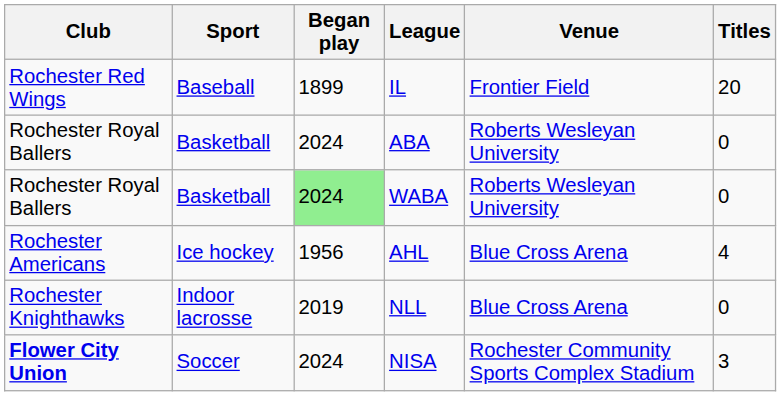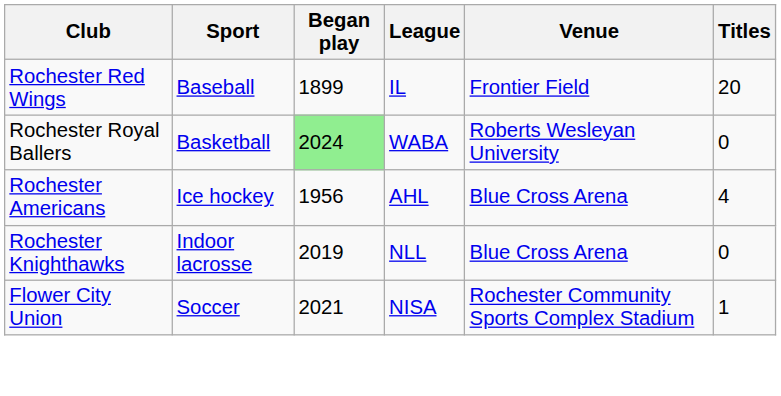- row: (409, 142)
(64, 362) bold -> (60, 307) normal
(321, 362) 2024 -> (321, 307) 2021
(724, 362) 3 -> (724, 307) 1
